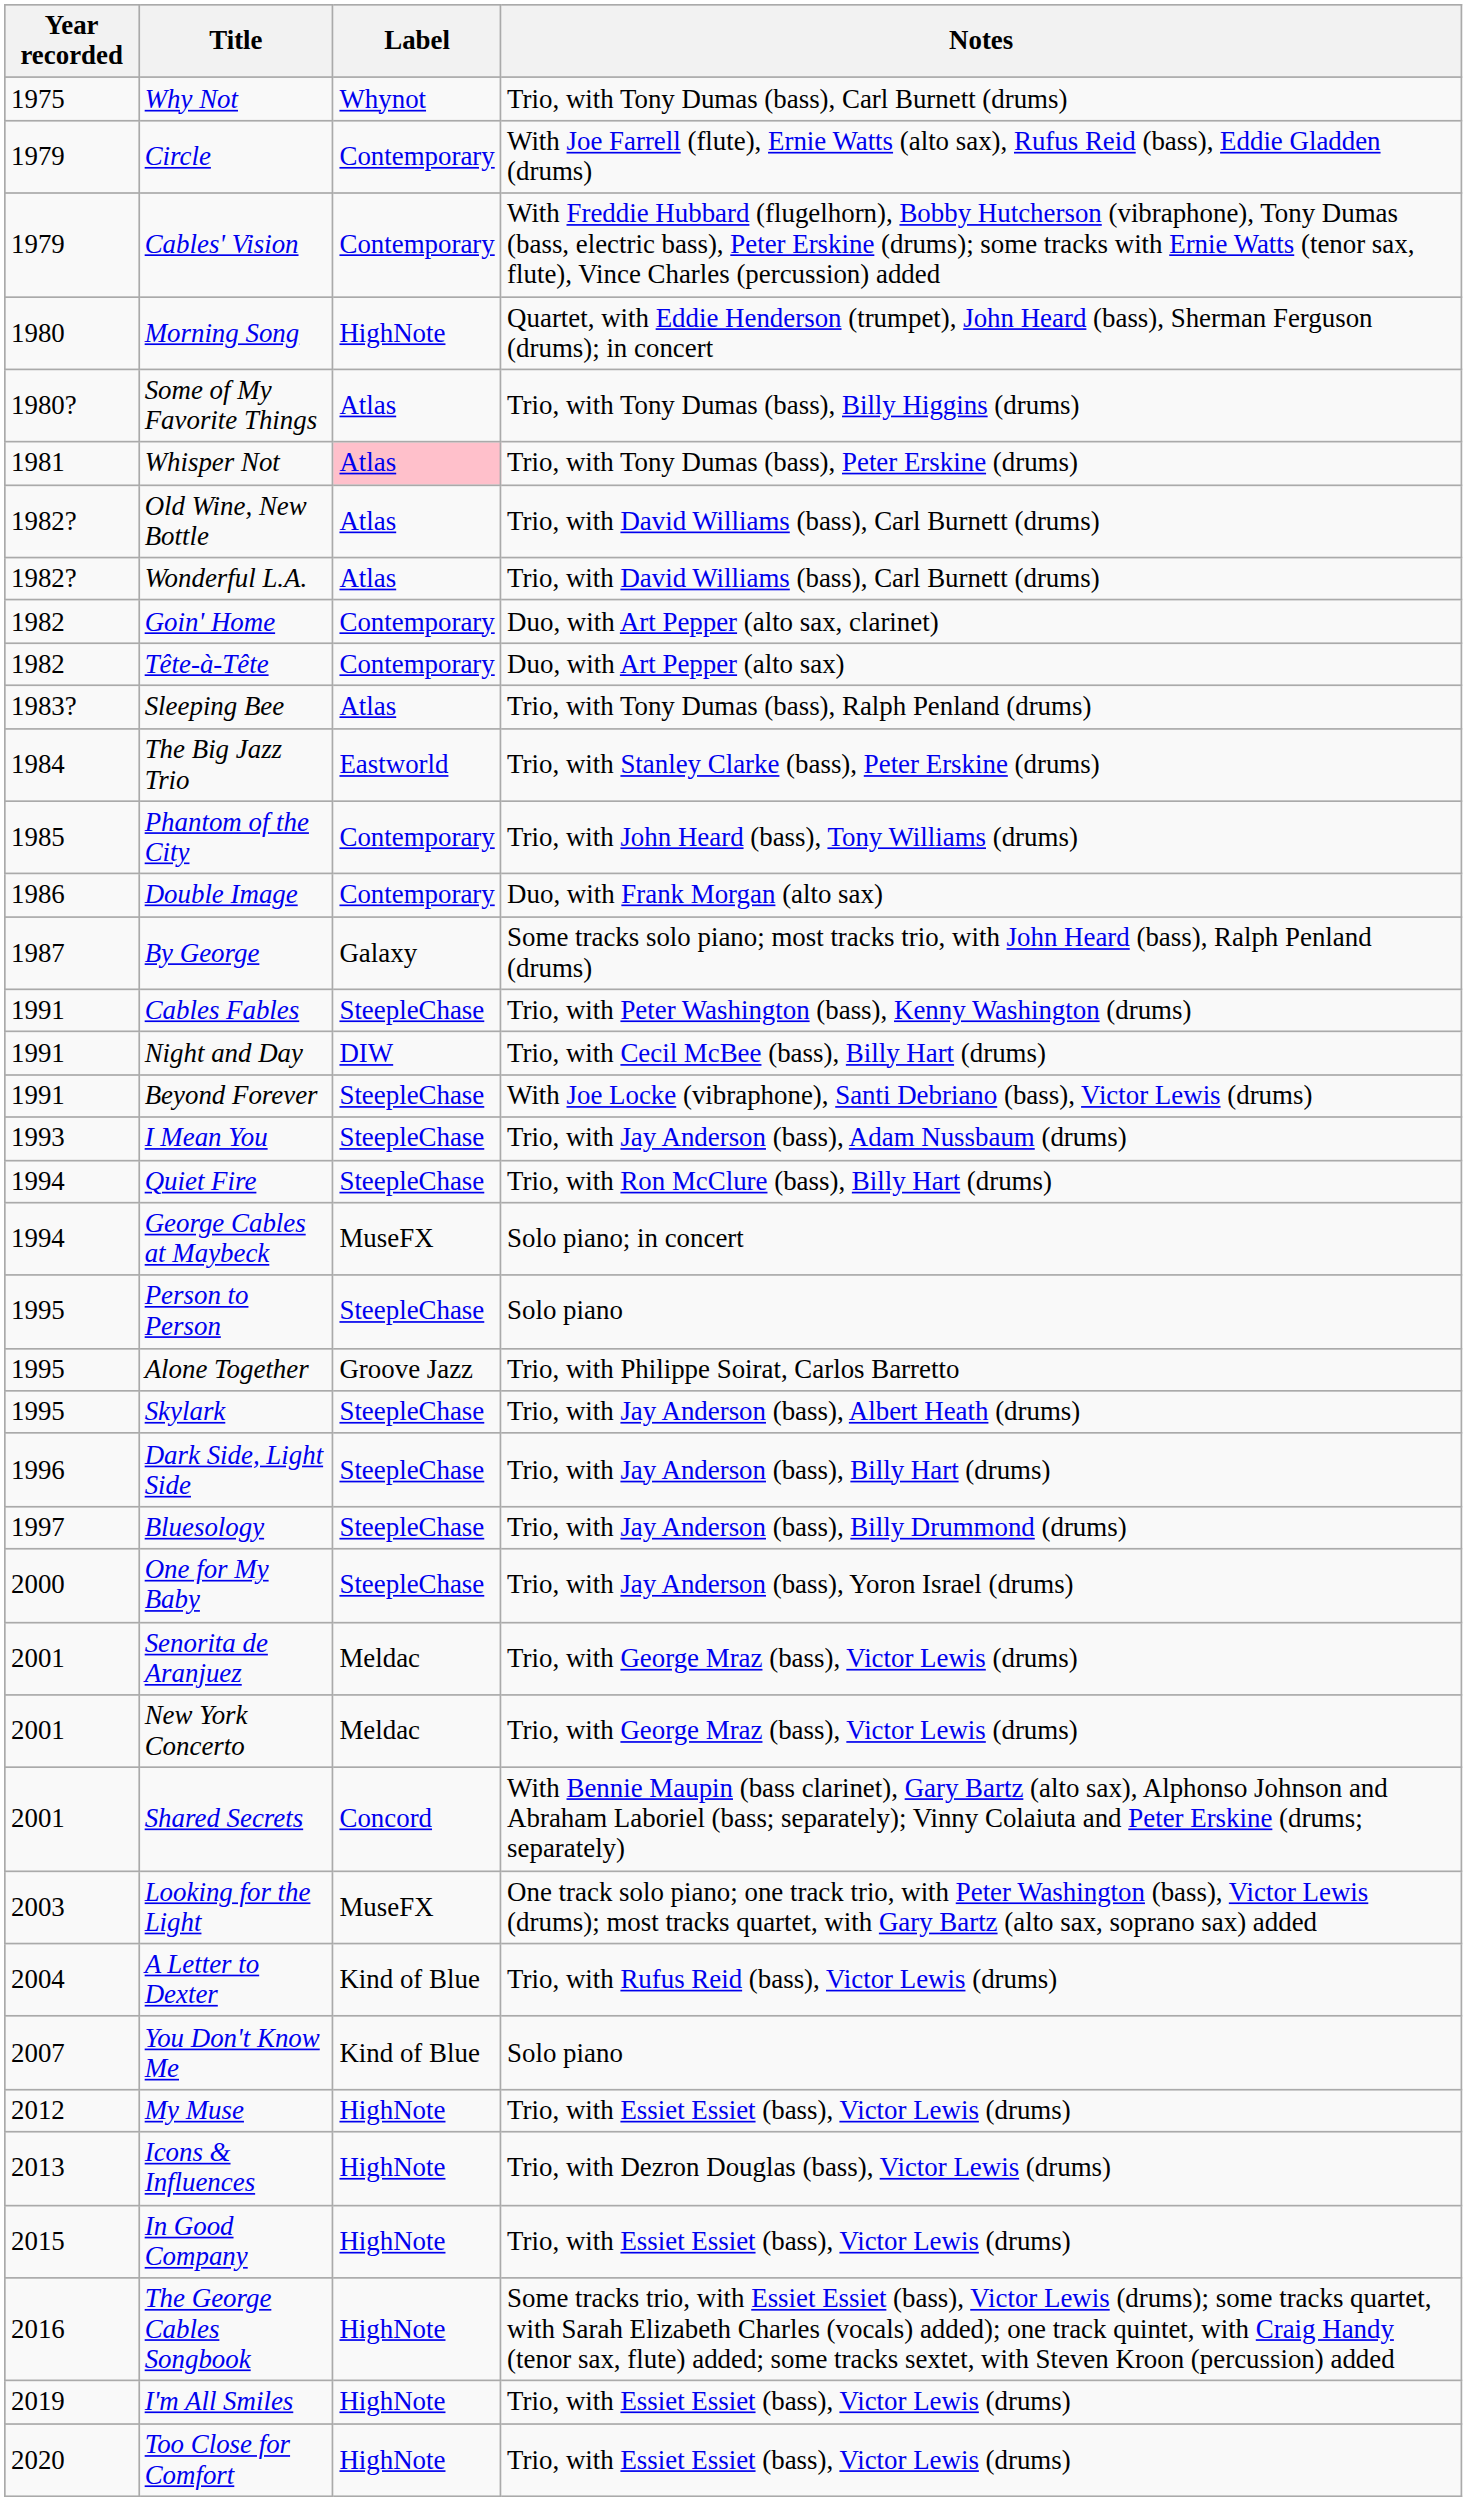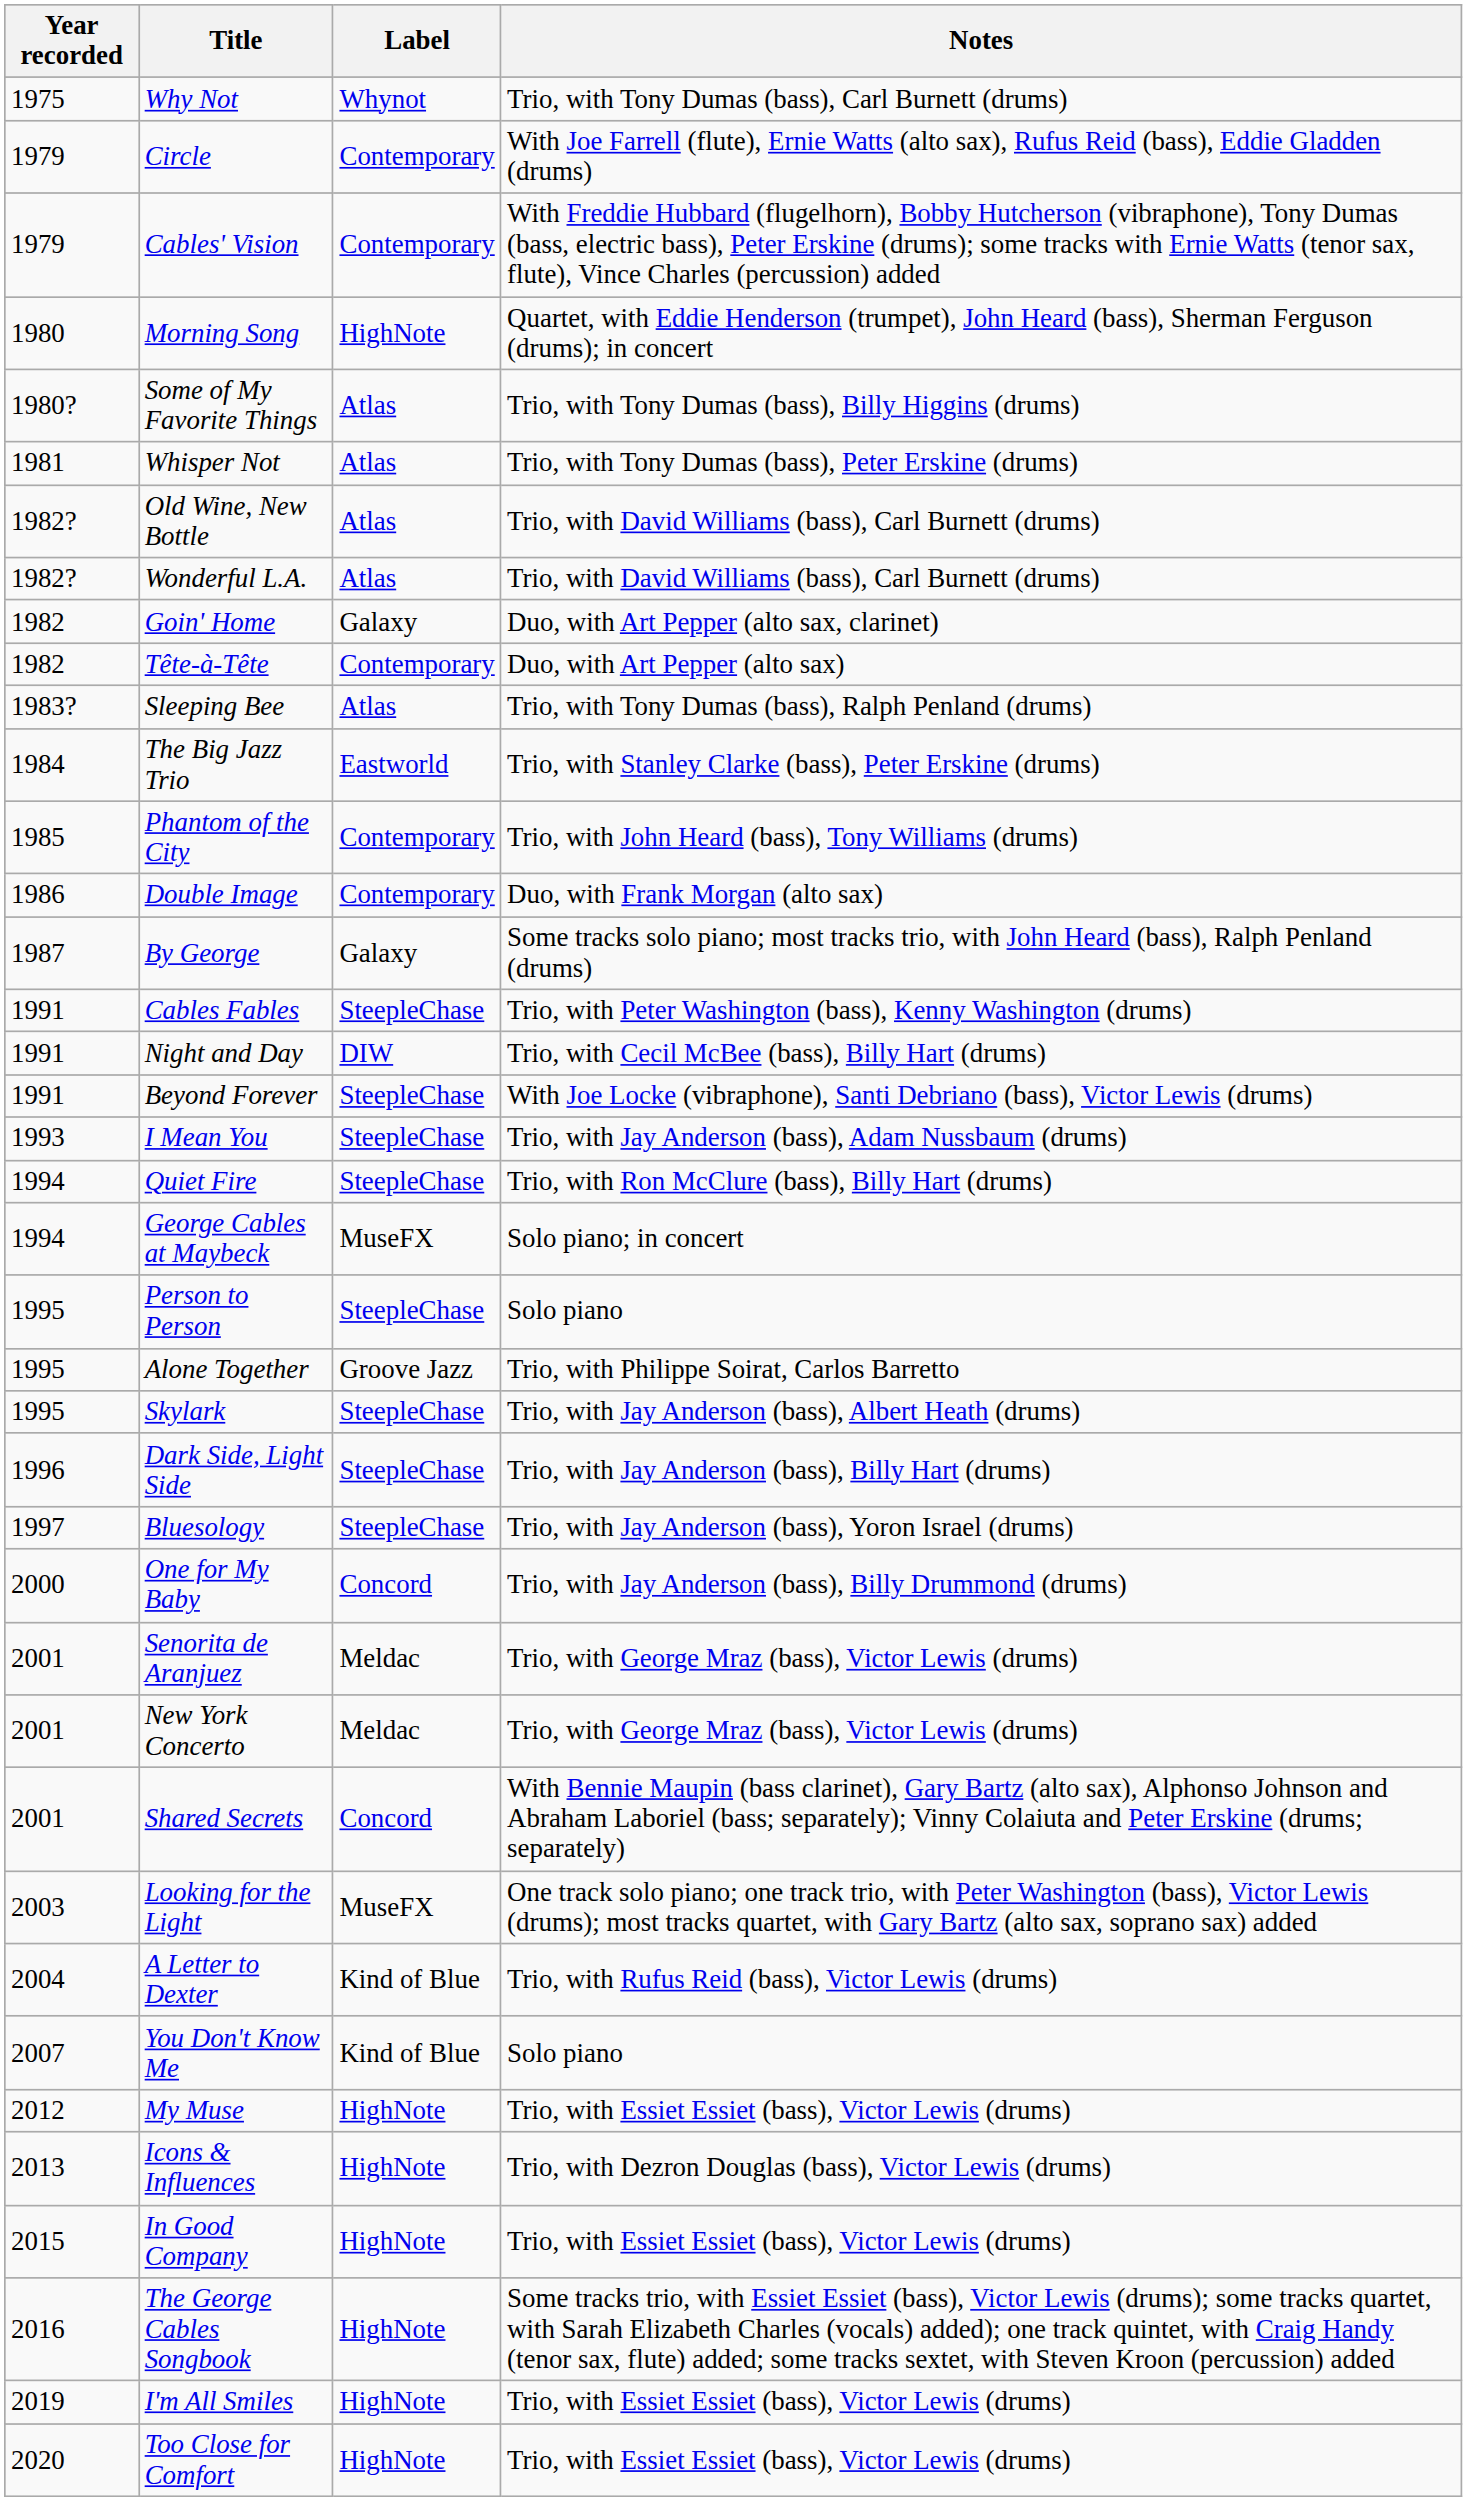(368, 463) pink background -> (368, 463) no background
(417, 621) Contemporary -> (378, 621) Galaxy
(817, 1527) Trio, with Jay Anderson (bass), Billy Drummond (drums) -> (790, 1527) Trio, with Jay Anderson (bass), Yoron Israel (drums)
(412, 1585) SteepleChase -> (386, 1585) Concord
(790, 1585) Trio, with Jay Anderson (bass), Yoron Israel (drums) -> (817, 1585) Trio, with Jay Anderson (bass), Billy Drummond (drums)
